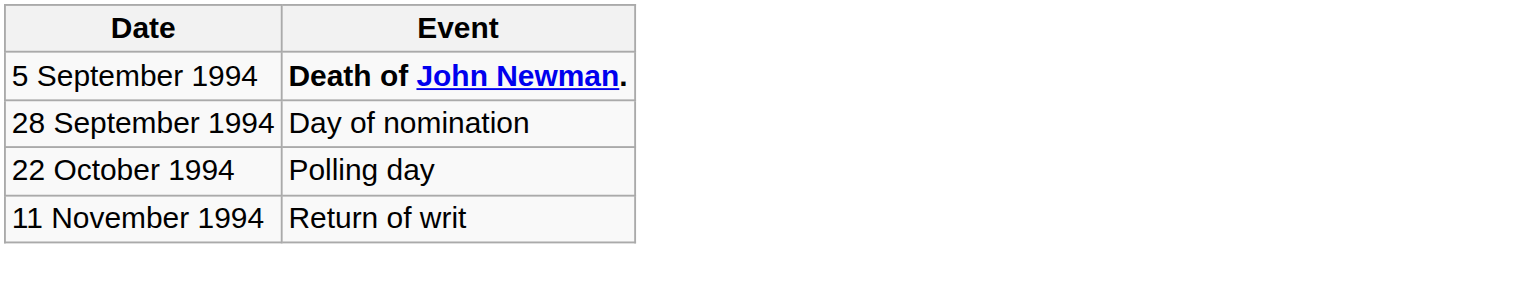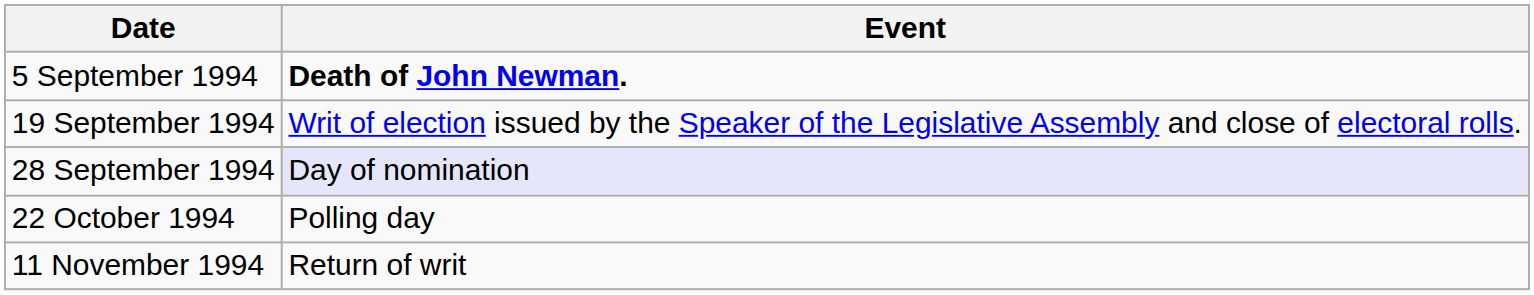+ row: (143, 123)
(409, 123) no background -> (409, 170) lavender background
